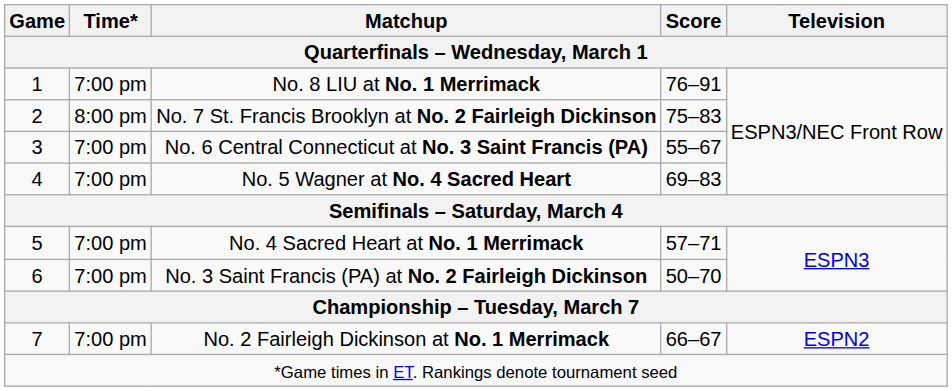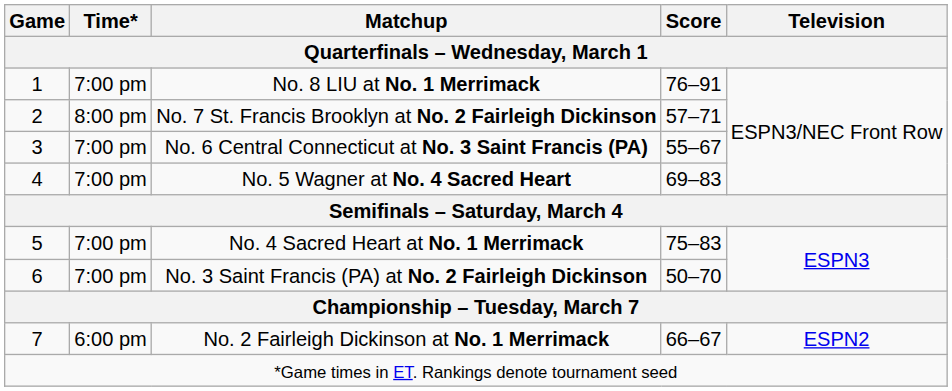(694, 116) 75–83 -> (694, 116) 57–71
(694, 243) 57–71 -> (694, 243) 75–83
(111, 338) 7:00 pm -> (111, 338) 6:00 pm
